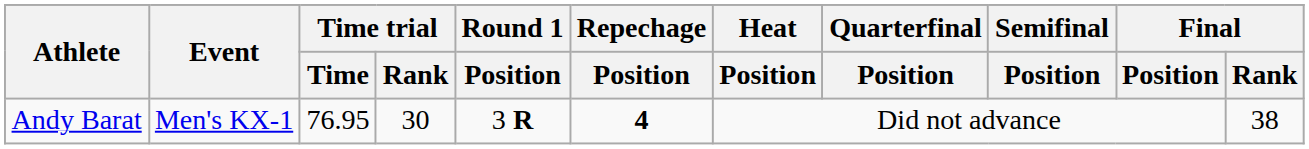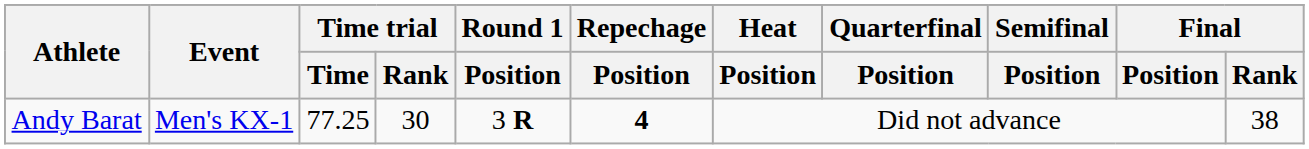(338, 120) 76.95 -> (338, 120) 77.25
